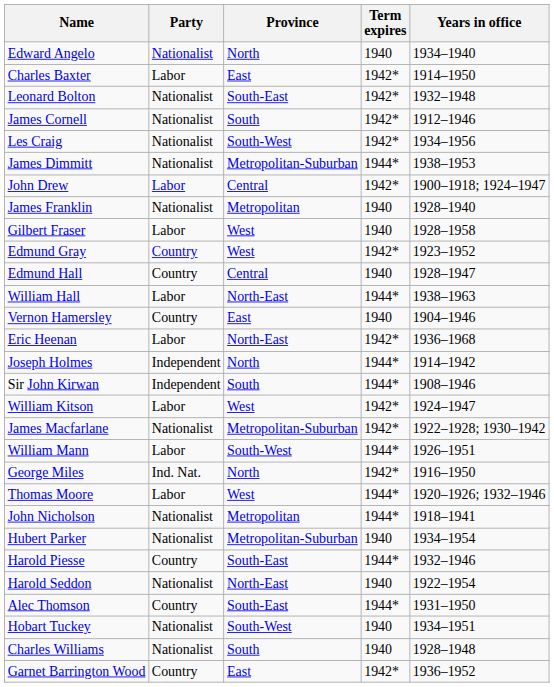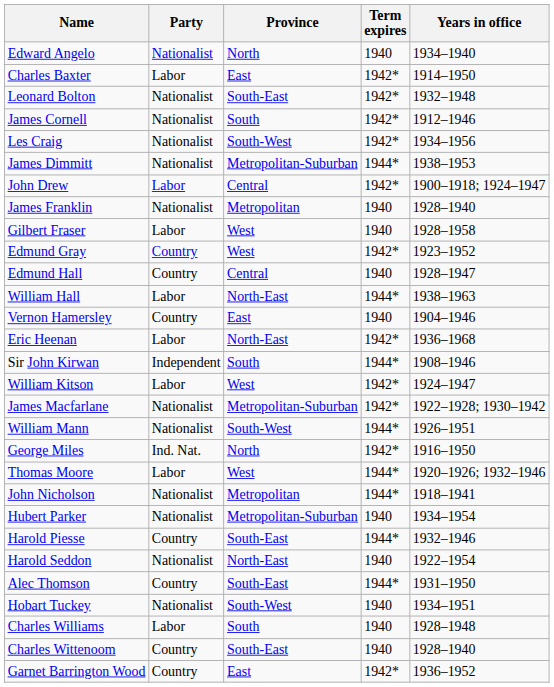- row: (50, 362)
(168, 450) Labor -> (182, 428) Nationalist
(182, 649) Nationalist -> (168, 627) Labor
+ row: (62, 649)
